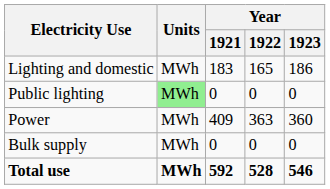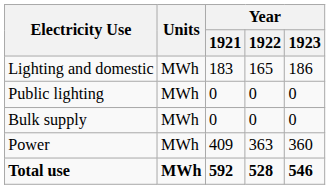(180, 94) lightgreen background -> (180, 94) no background
rows swapped: (29, 119) <-> (48, 145)
